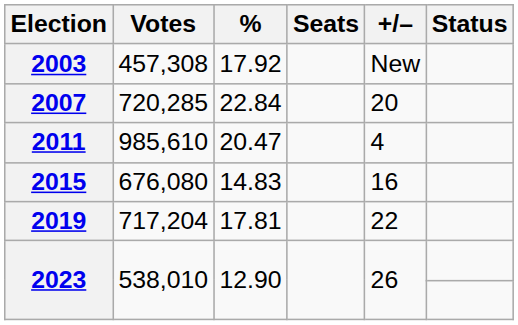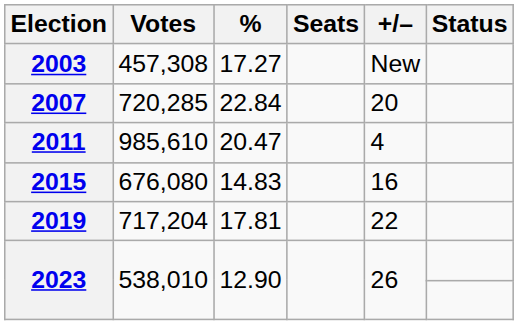(251, 63) 17.92 -> (251, 63) 17.27
